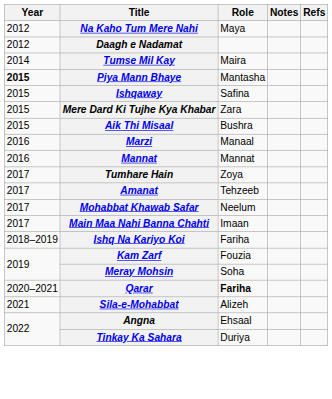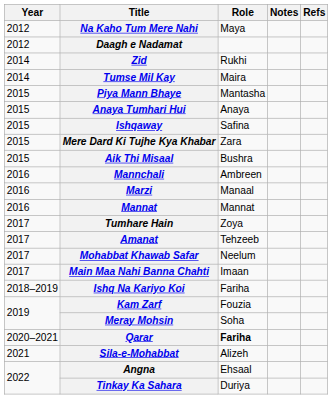+ row: (139, 61)
(18, 77) bold -> (18, 93) normal
+ row: (139, 110)
+ row: (139, 175)
